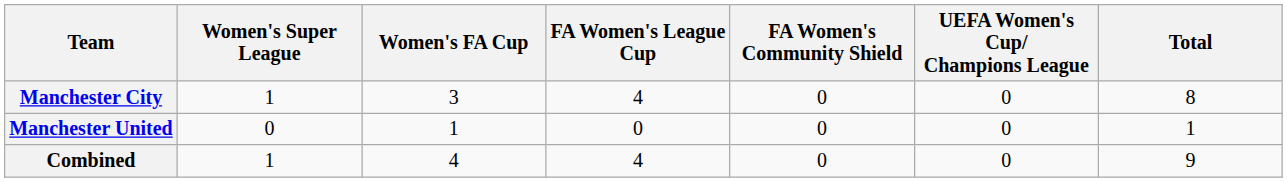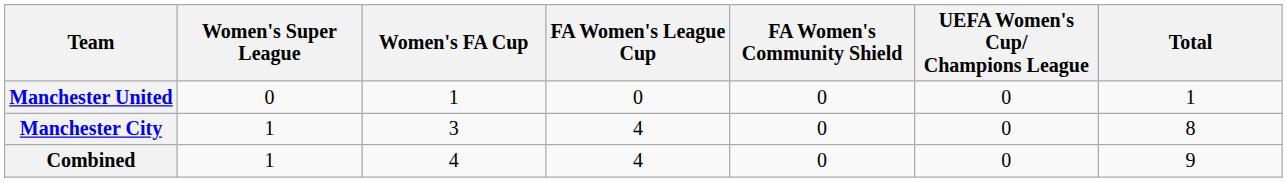rows swapped: (91, 97) <-> (91, 128)
